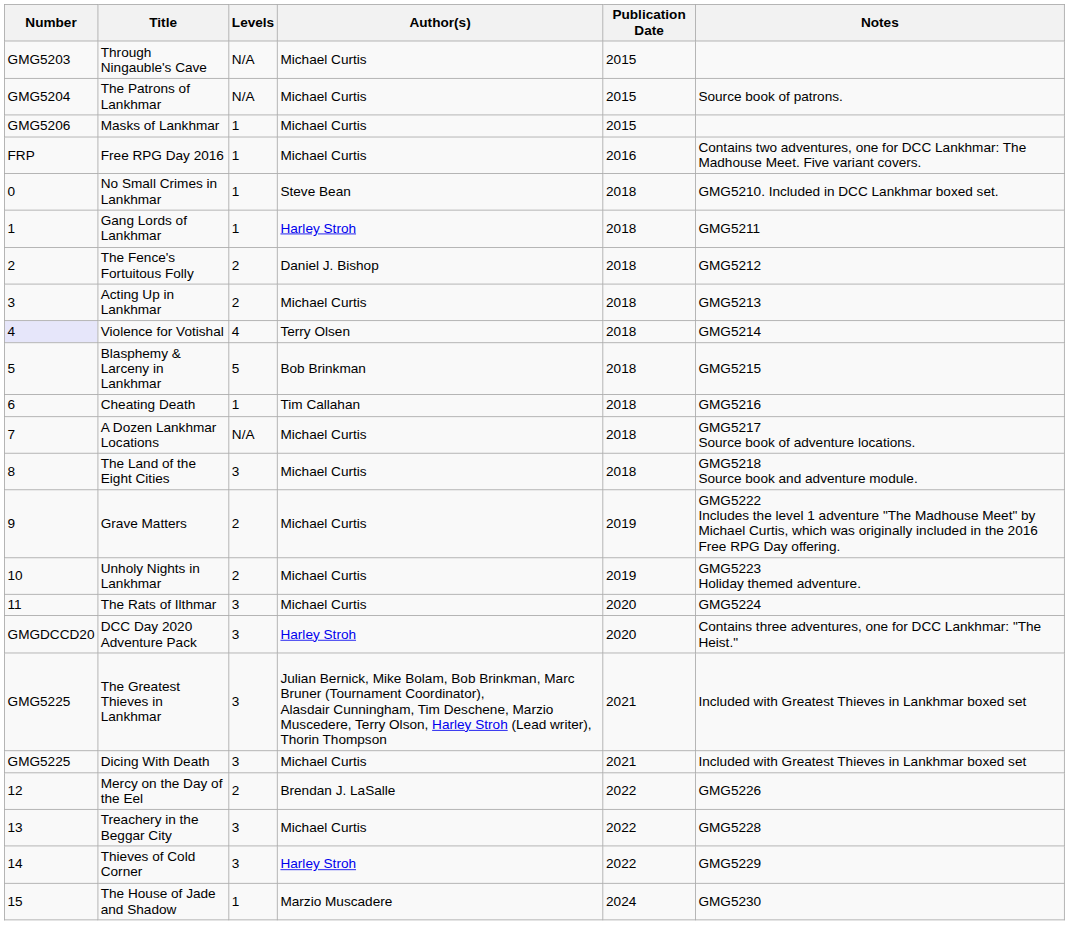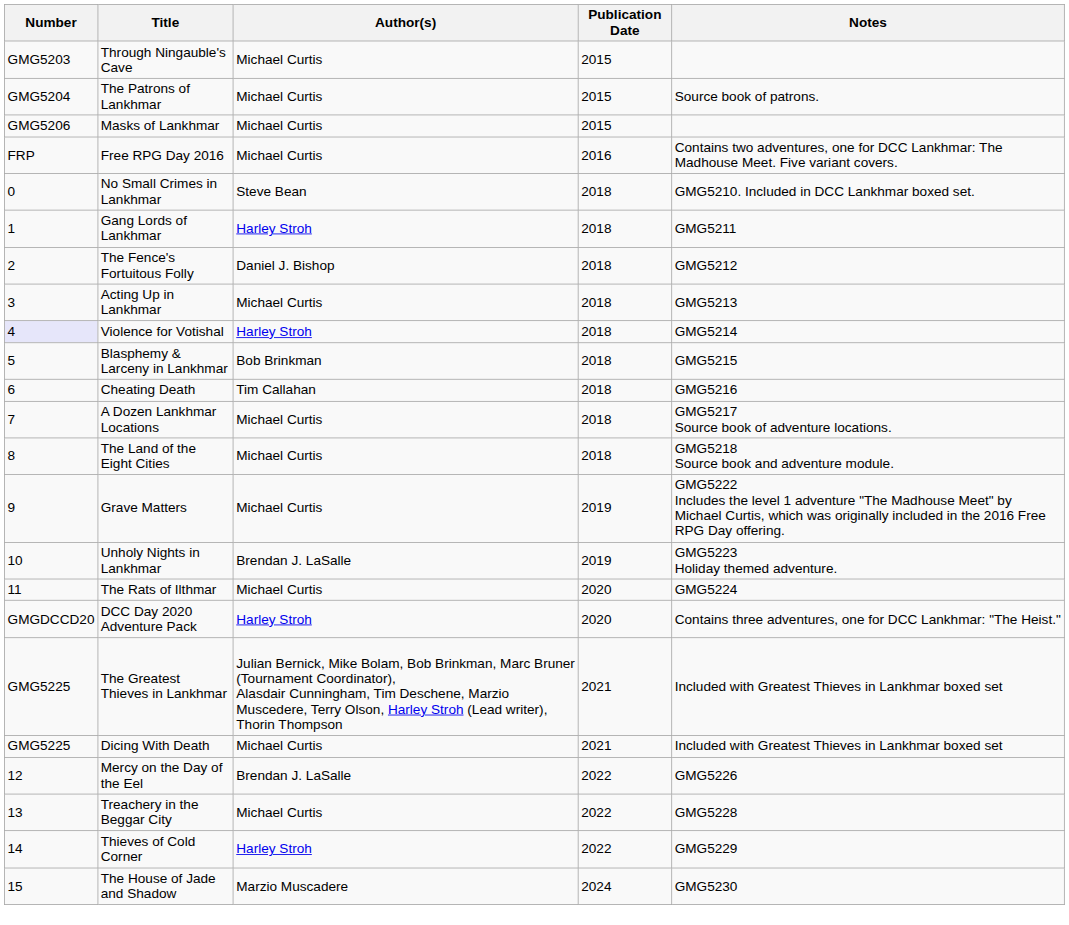- column: (253, 22)
(315, 331) Terry Olsen -> (274, 331) Harley Stroh
(324, 575) Michael Curtis -> (294, 560) Brendan J. LaSalle
